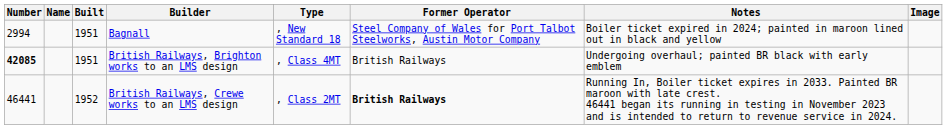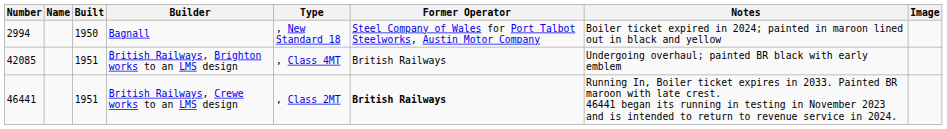(86, 34) 1951 -> (86, 34) 1950
(21, 61) bold -> (21, 61) normal
(86, 99) 1952 -> (86, 99) 1951
